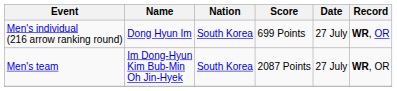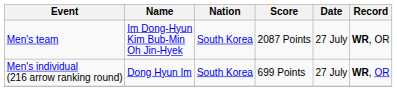rows swapped: (65, 34) <-> (33, 67)
